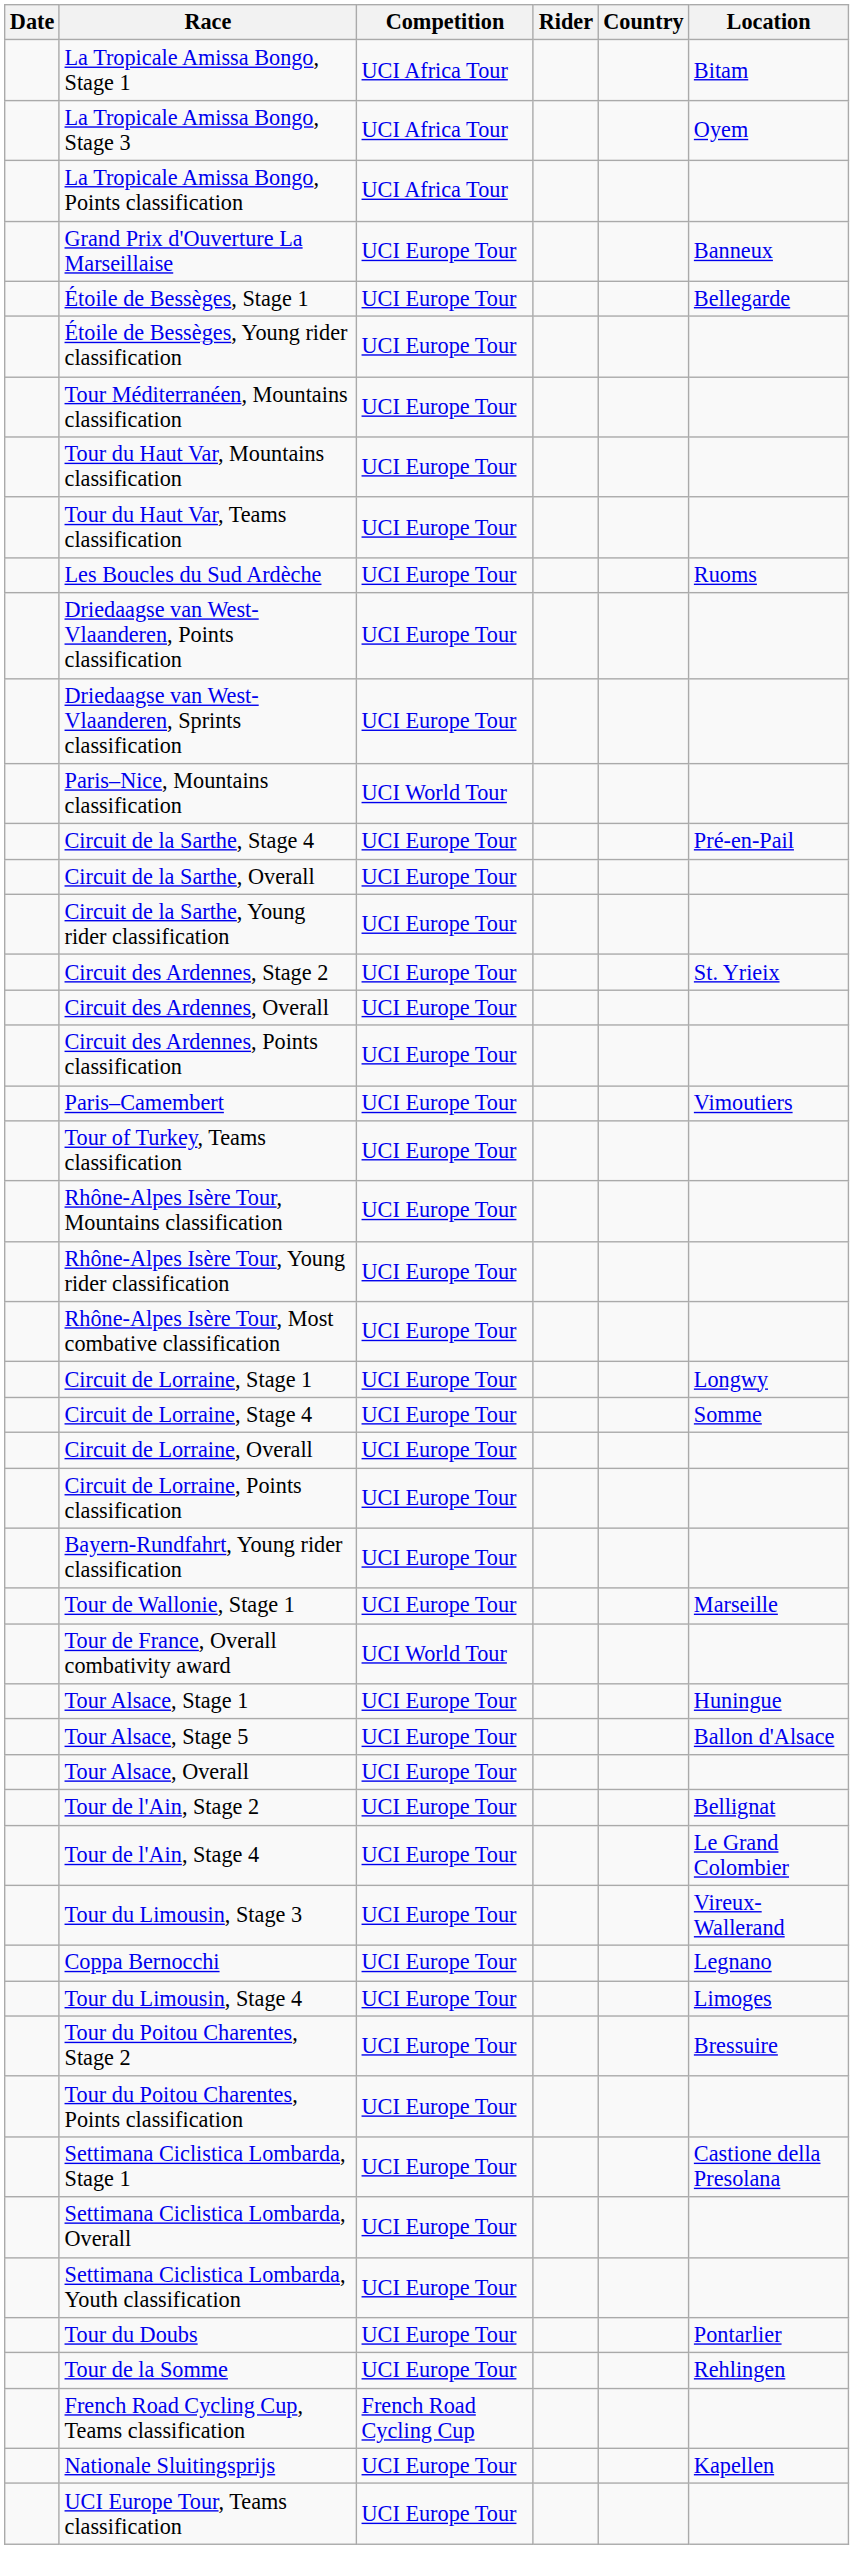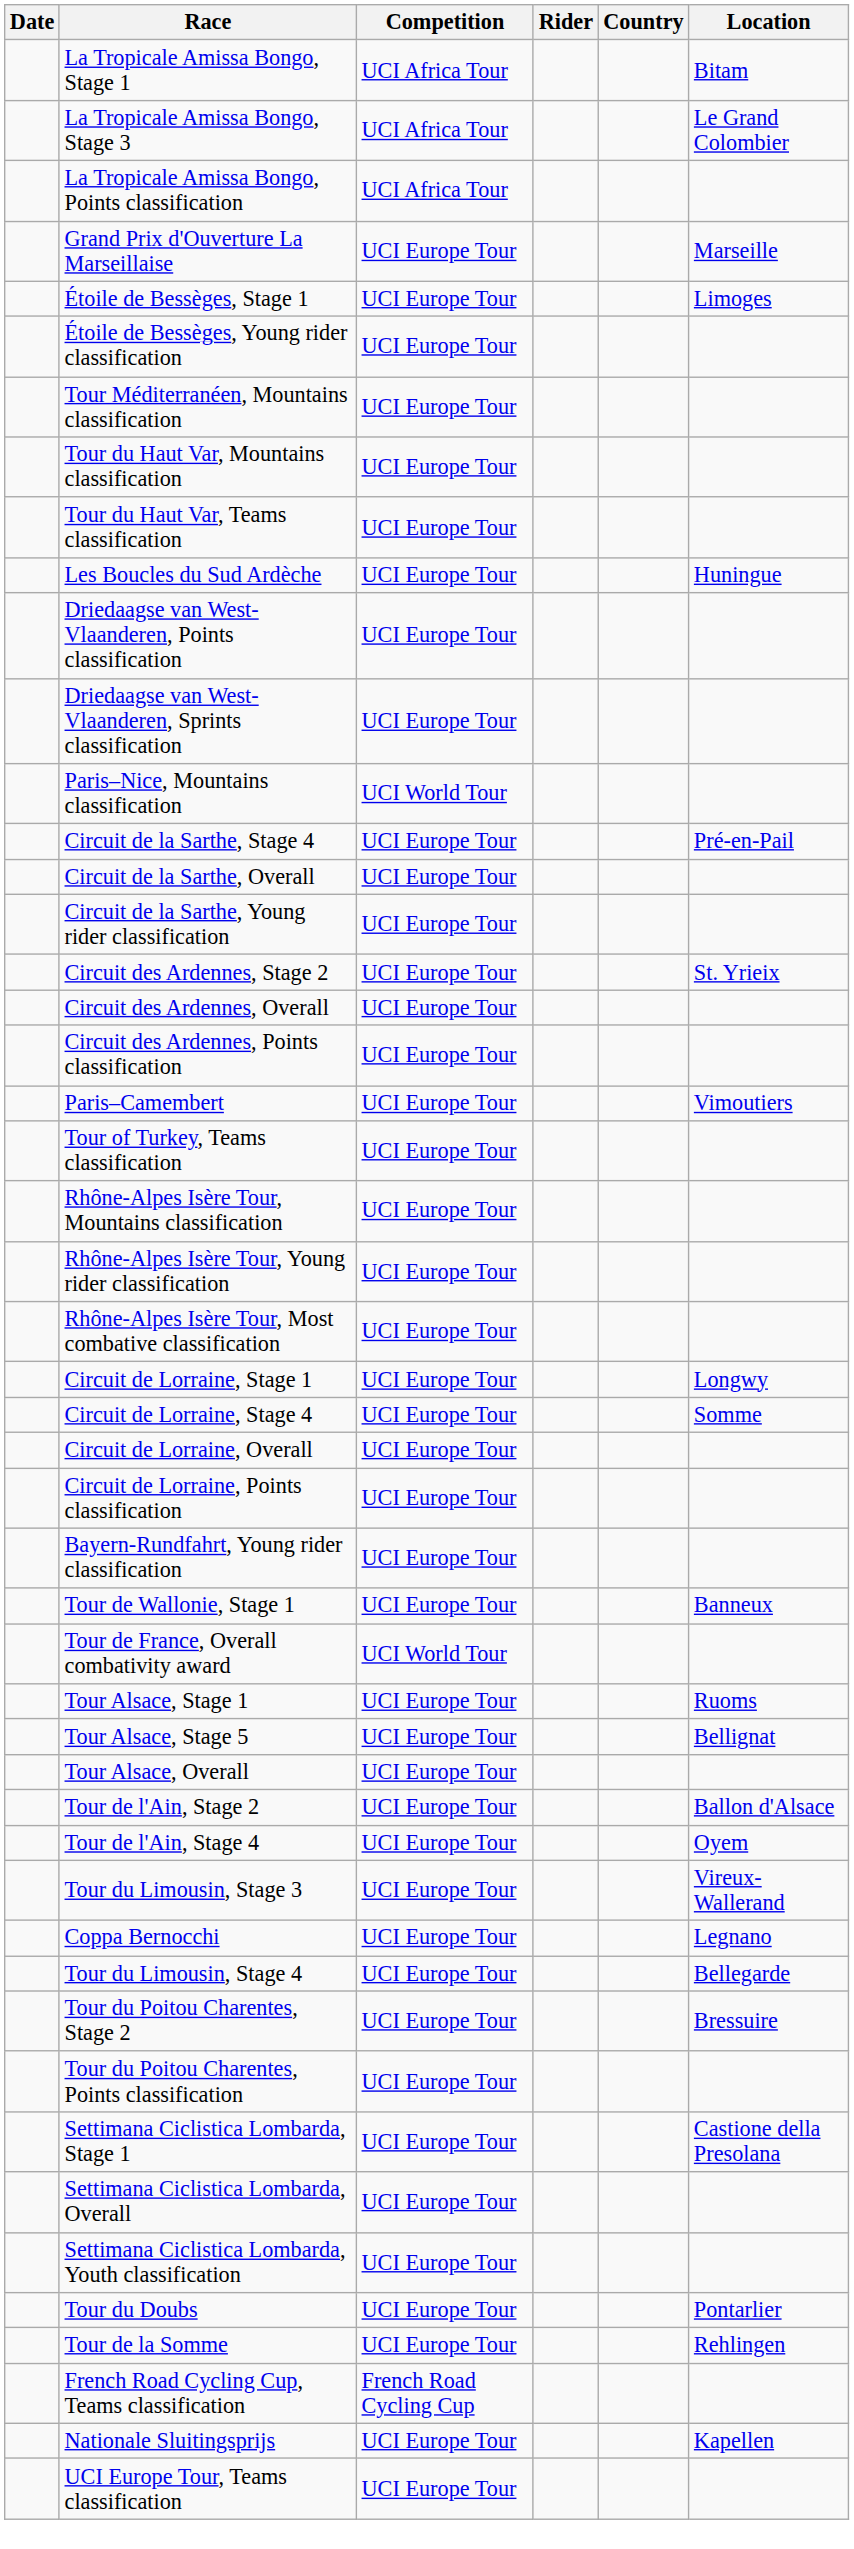(721, 130) Oyem -> (741, 130) Le Grand Colombier
(733, 250) Banneux -> (736, 250) Marseille
(742, 298) Bellegarde -> (733, 298) Limoges
(725, 575) Ruoms -> (738, 575) Huningue
(736, 1605) Marseille -> (733, 1605) Banneux
(738, 1701) Huningue -> (725, 1701) Ruoms
(764, 1736) Ballon d'Alsace -> (735, 1736) Bellignat
(735, 1807) Bellignat -> (764, 1807) Ballon d'Alsace
(741, 1854) Le Grand Colombier -> (721, 1842) Oyem
(733, 1998) Limoges -> (742, 1973) Bellegarde
